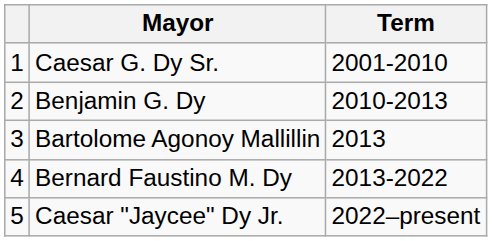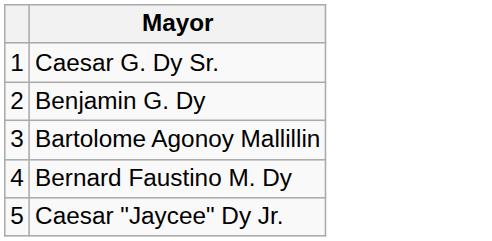- column: (406, 23)
